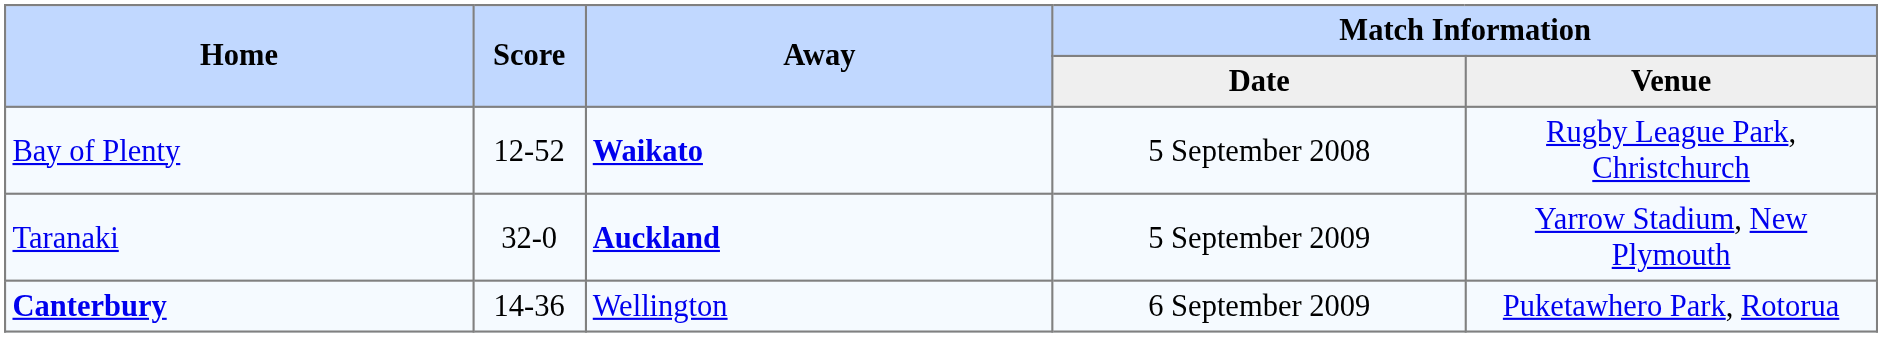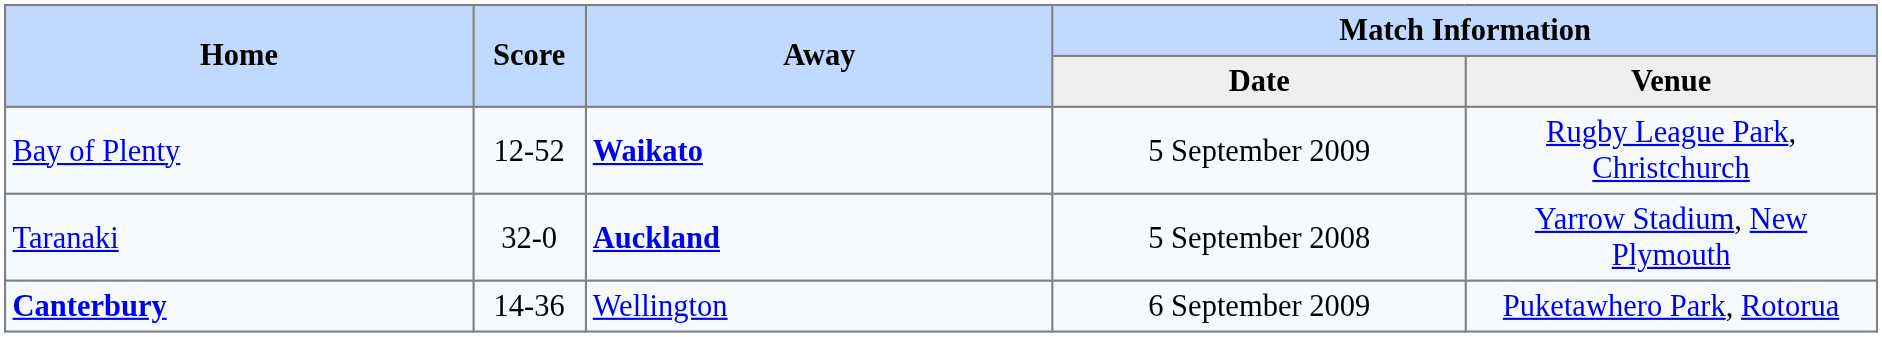(1259, 149) 5 September 2008 -> (1259, 149) 5 September 2009
(1259, 236) 5 September 2009 -> (1259, 236) 5 September 2008
